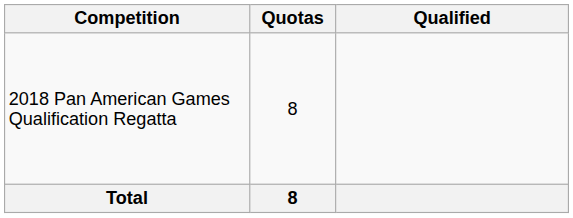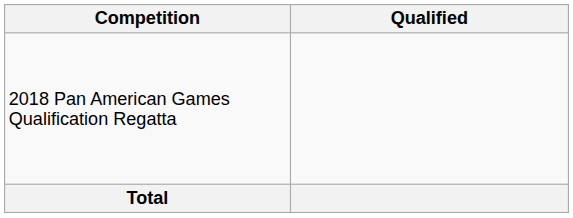- column: (293, 18)
